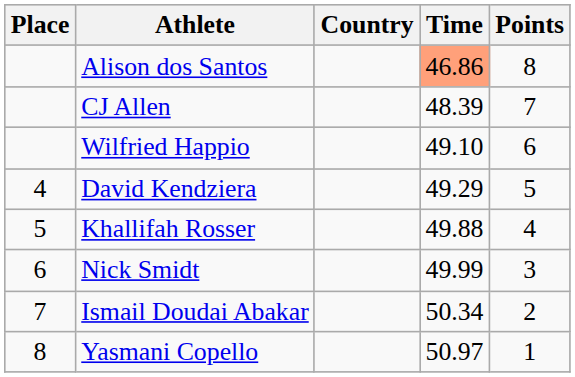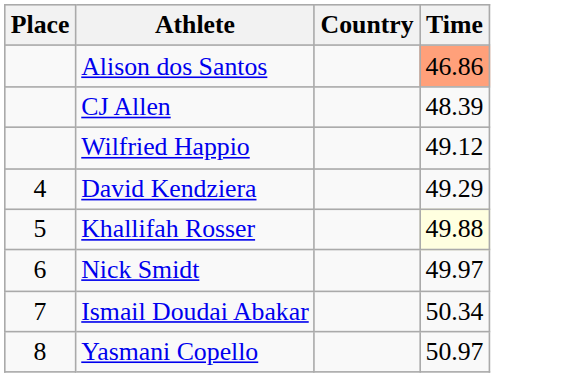- column: (530, 24)
(454, 147) 49.10 -> (454, 147) 49.12
(454, 229) no background -> (454, 229) lightyellow background
(454, 270) 49.99 -> (454, 270) 49.97
